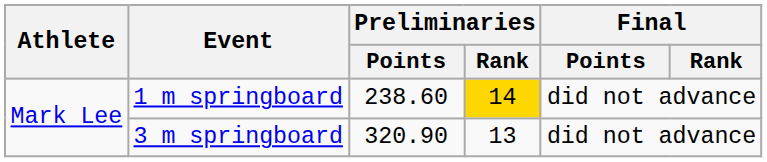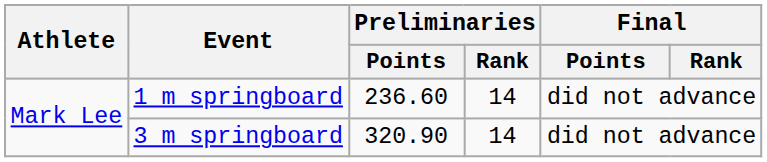(406, 98) 238.60 -> (406, 98) 236.60
(502, 98) gold background -> (502, 98) no background
(502, 137) 13 -> (502, 137) 14
